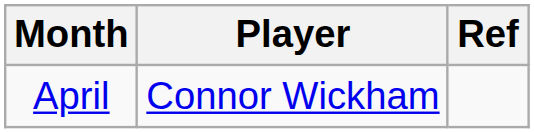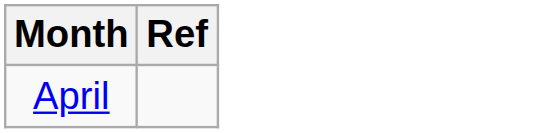- column: (293, 34)
